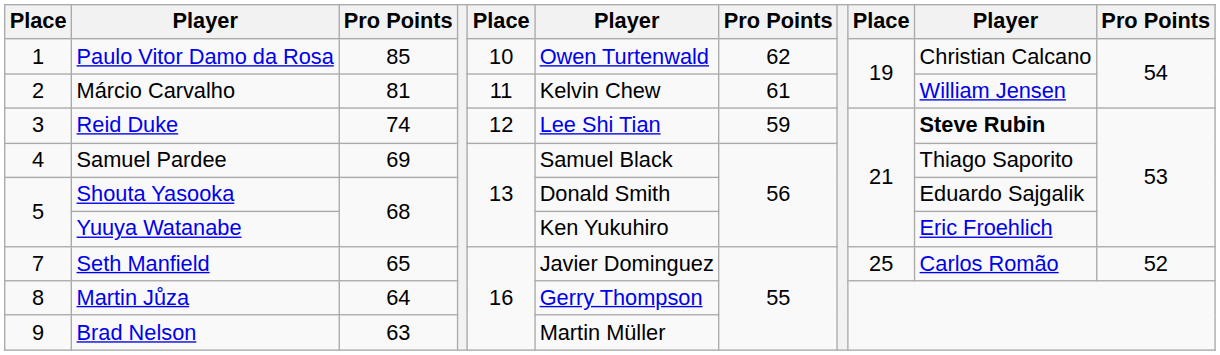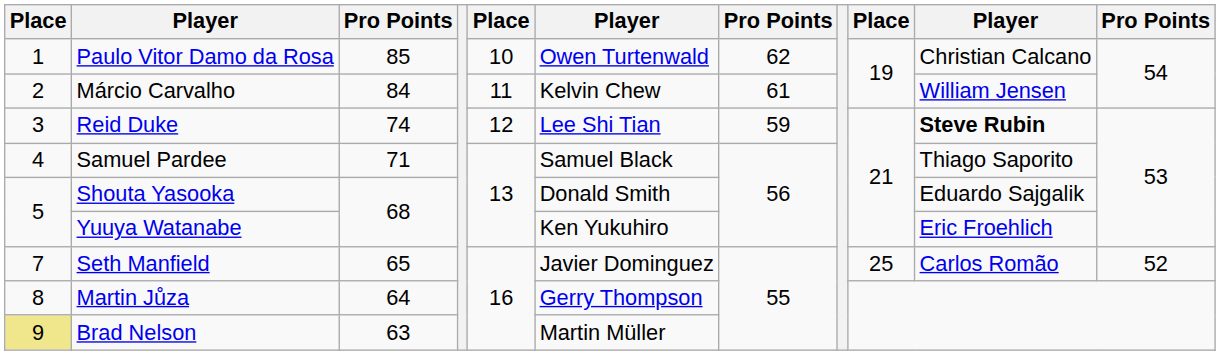(398, 90) 81 -> (398, 90) 84
(398, 159) 69 -> (398, 159) 71
(38, 332) no background -> (38, 332) khaki background
